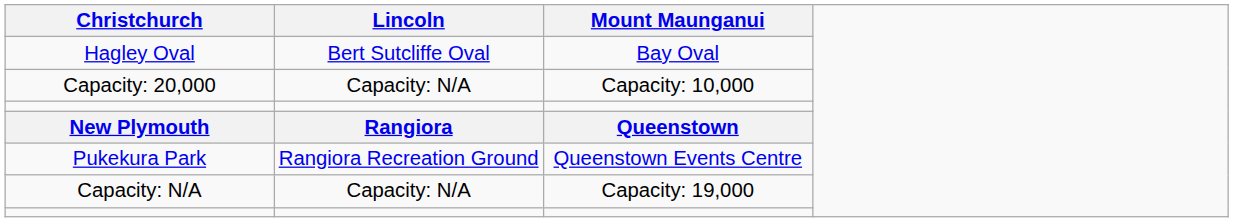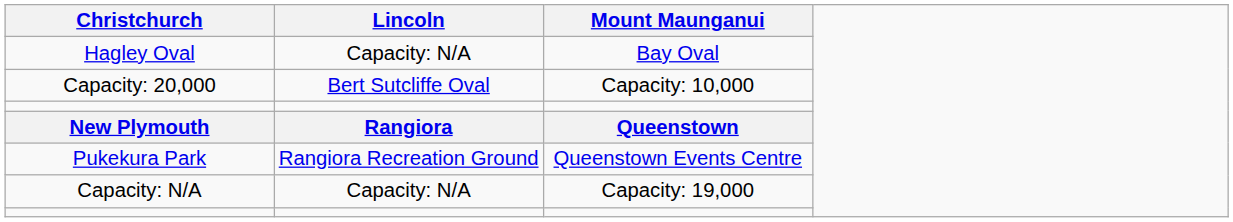(409, 52) Bert Sutcliffe Oval -> (409, 52) Capacity: N/A
(409, 85) Capacity: N/A -> (409, 85) Bert Sutcliffe Oval
